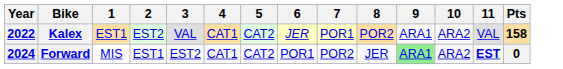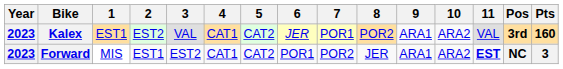+ column: (518, 14)
(21, 34) 2022 -> (21, 34) 2023
(517, 34) 158 -> (545, 34) 160
(21, 53) 2024 -> (21, 53) 2023
(416, 53) lightgreen background -> (416, 53) no background
(517, 53) 0 -> (545, 53) 3
